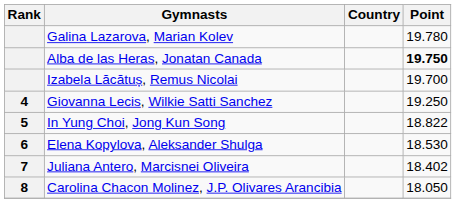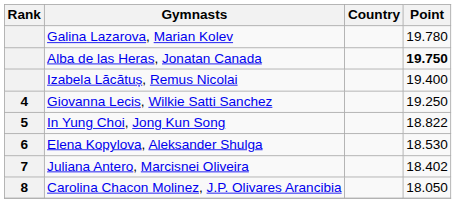(427, 79) 19.700 -> (427, 79) 19.400
